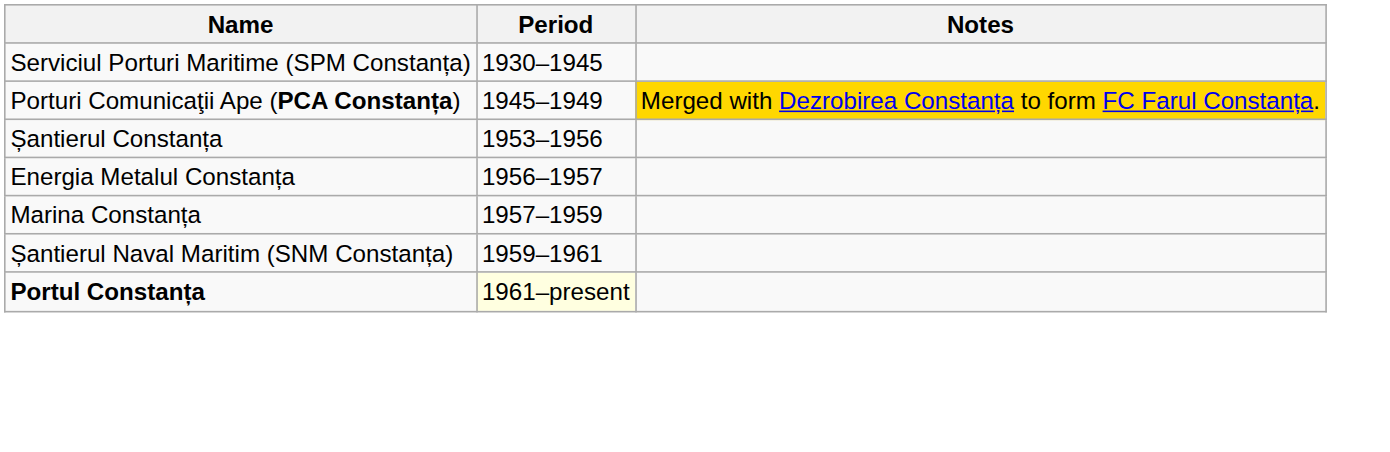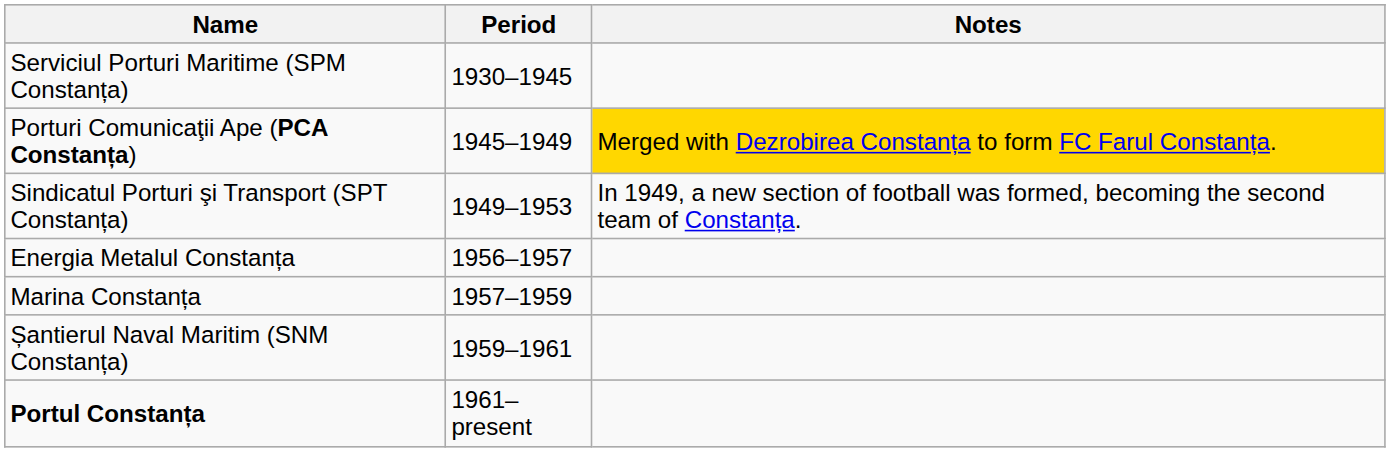+ row: (199, 206)
- row: (116, 139)
(556, 292) lightyellow background -> (492, 414) no background
